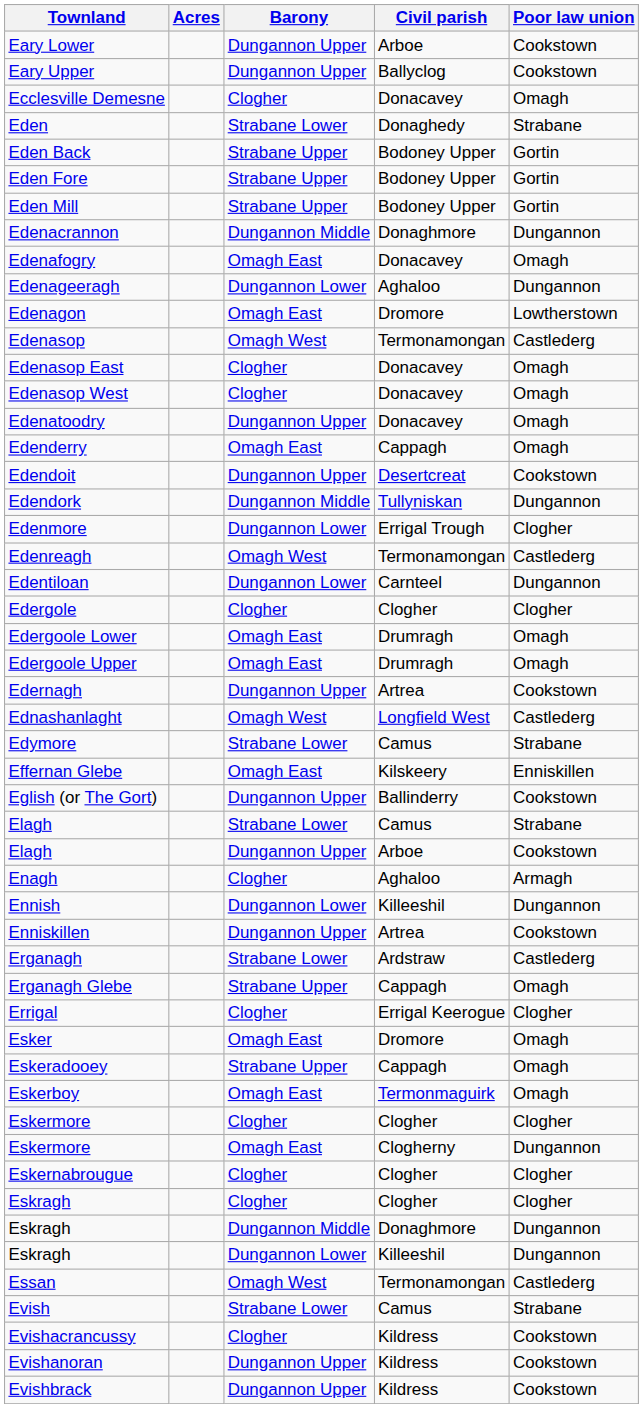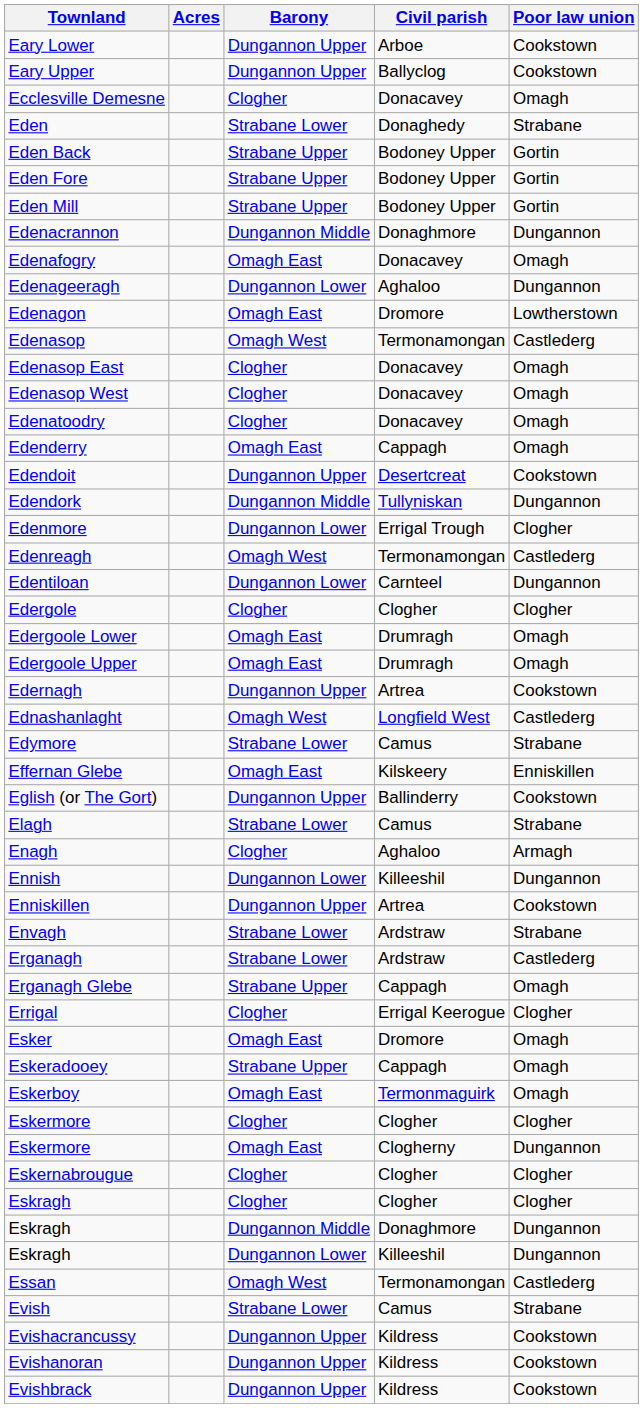(297, 421) Dungannon Upper -> (257, 421) Clogher
- row: (30, 851)
+ row: (37, 932)
(257, 1335) Clogher -> (297, 1335) Dungannon Upper
